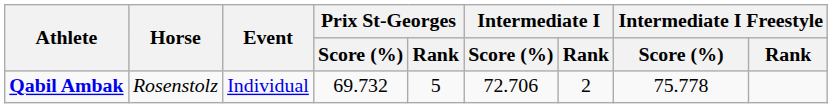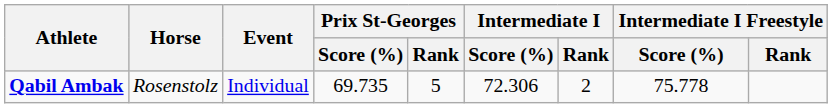(361, 86) 69.732 -> (361, 86) 69.735
(511, 86) 72.706 -> (511, 86) 72.306
